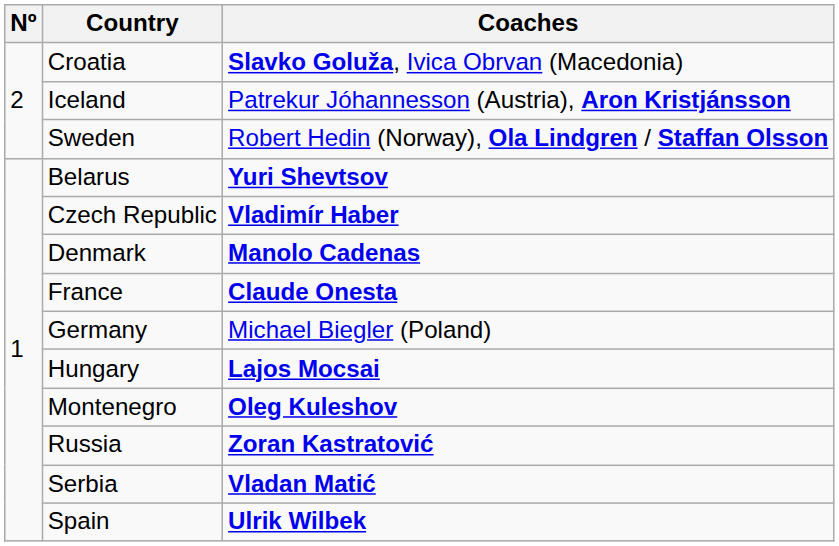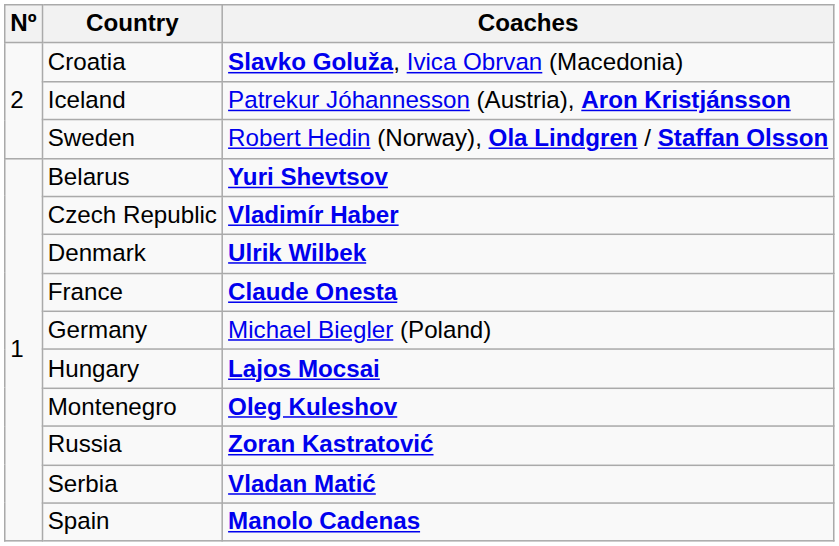(324, 253) Manolo Cadenas -> (297, 253) Ulrik Wilbek
(297, 521) Ulrik Wilbek -> (324, 521) Manolo Cadenas
